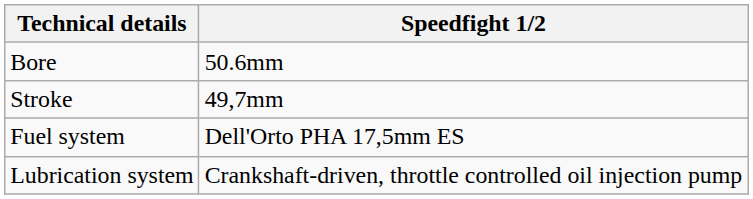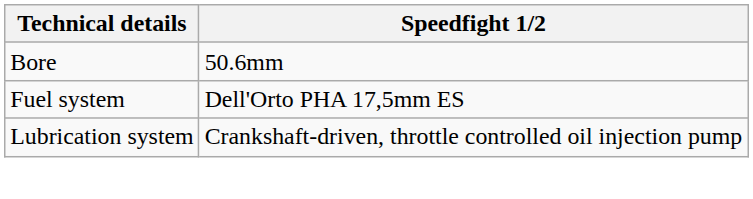- row: (41, 99)
